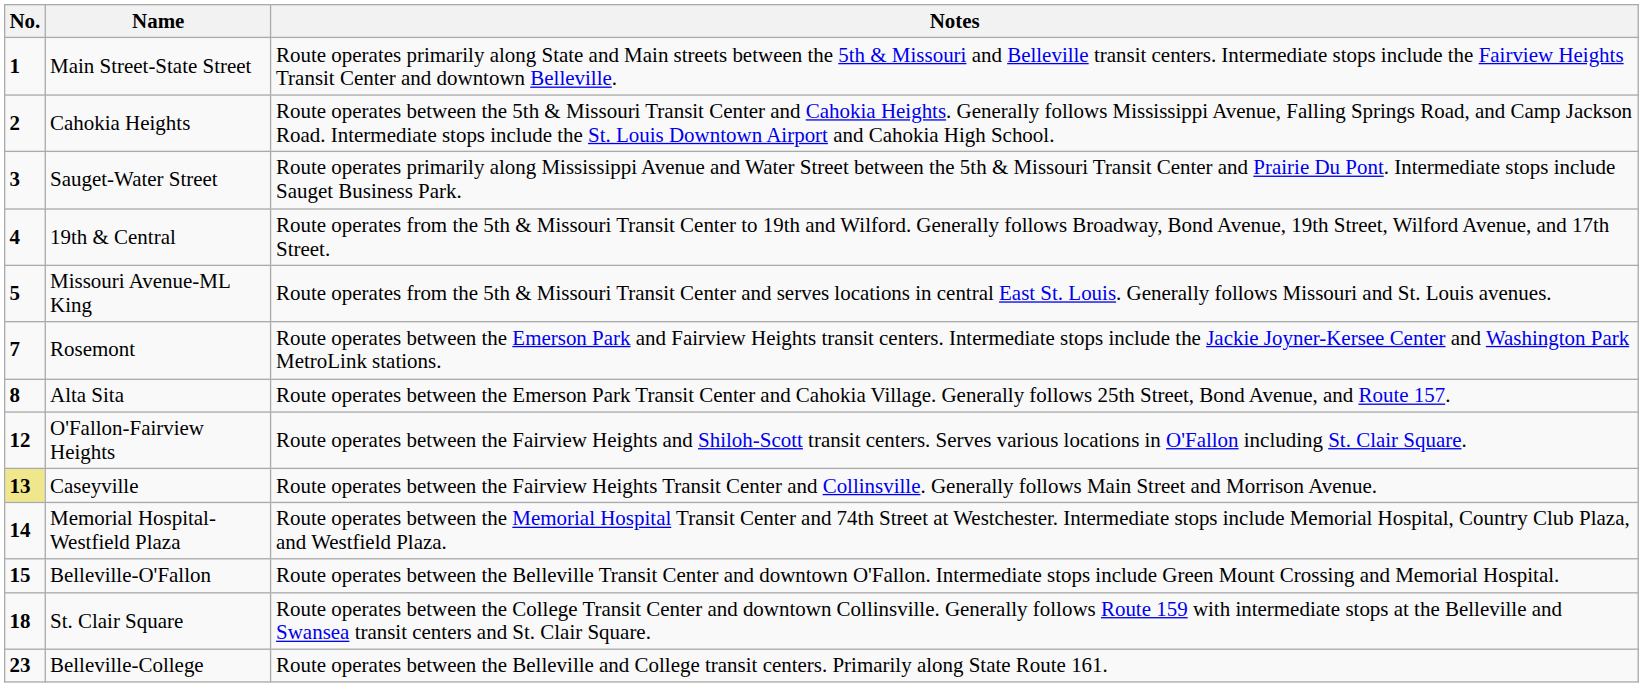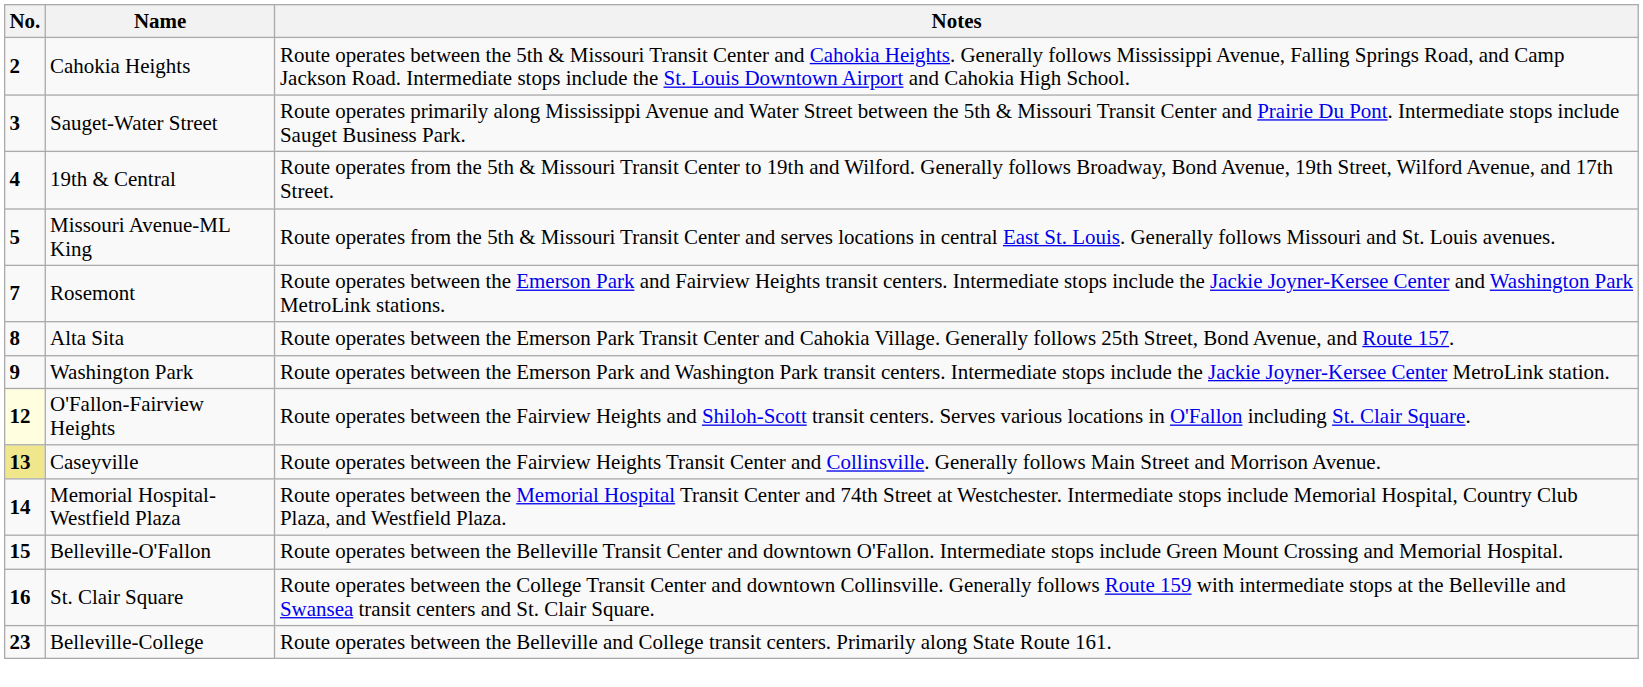- row: (151, 66)
+ row: (122, 371)
(20, 440) no background -> (20, 416) lightyellow background
(20, 620) 18 -> (20, 596) 16
